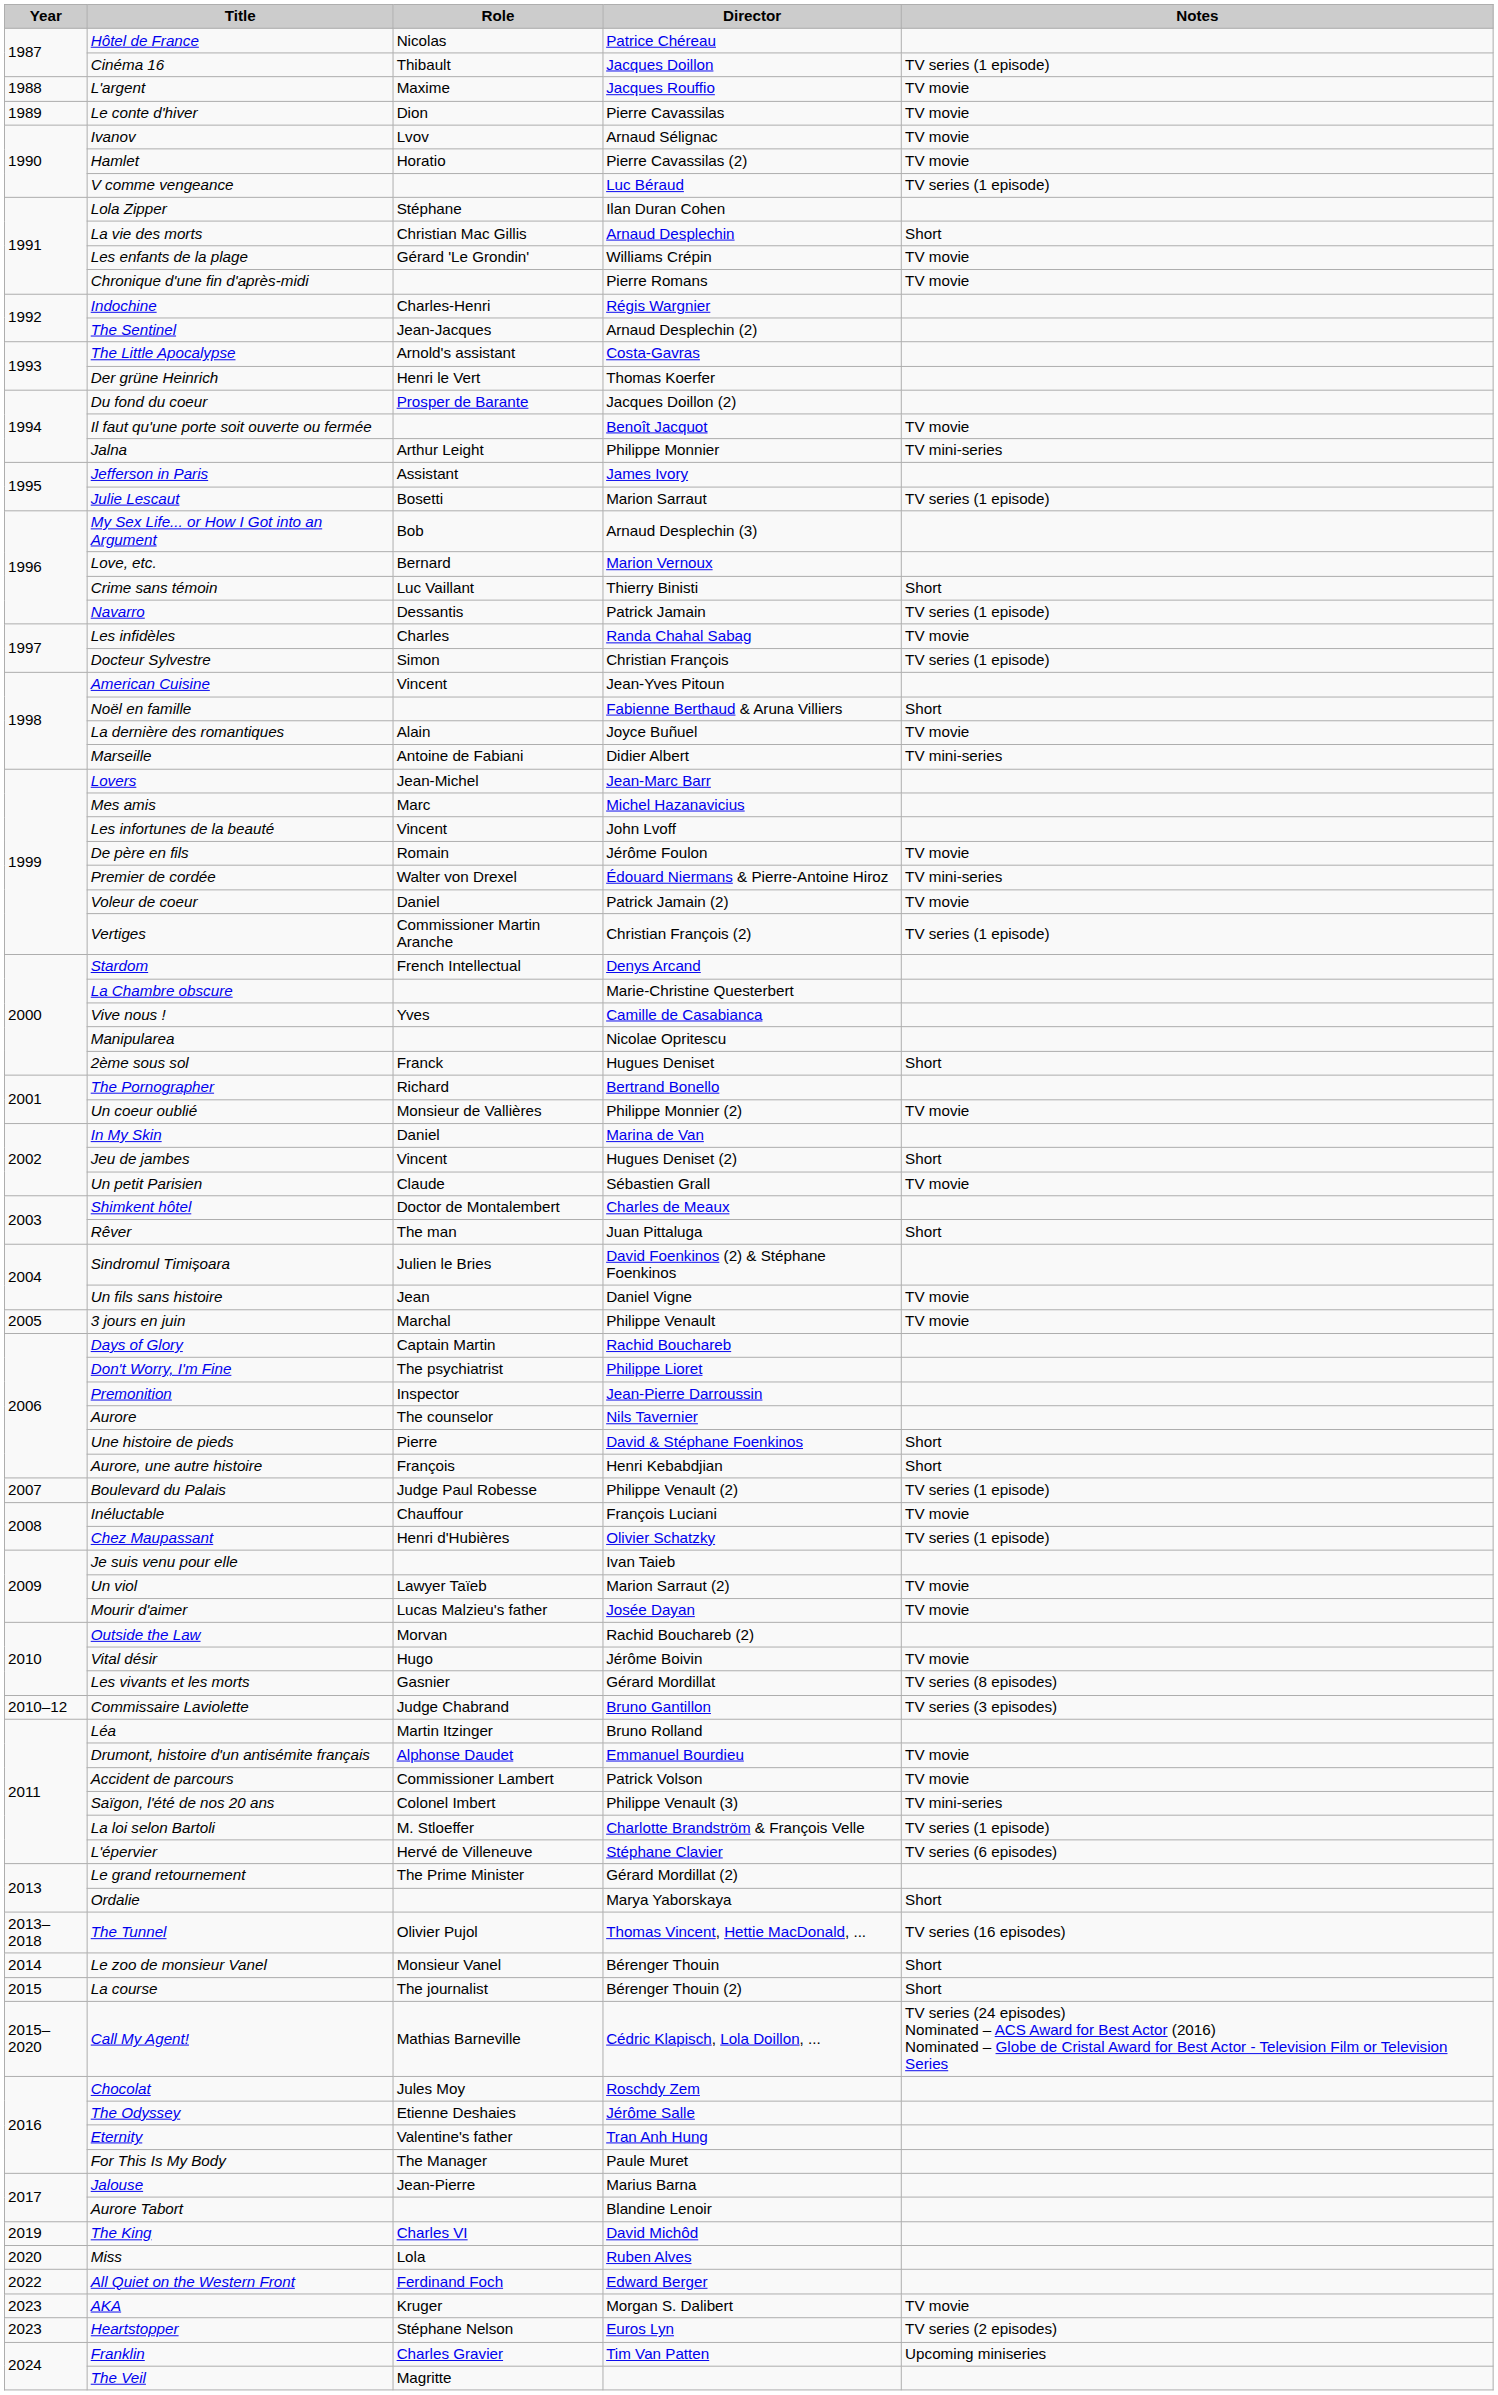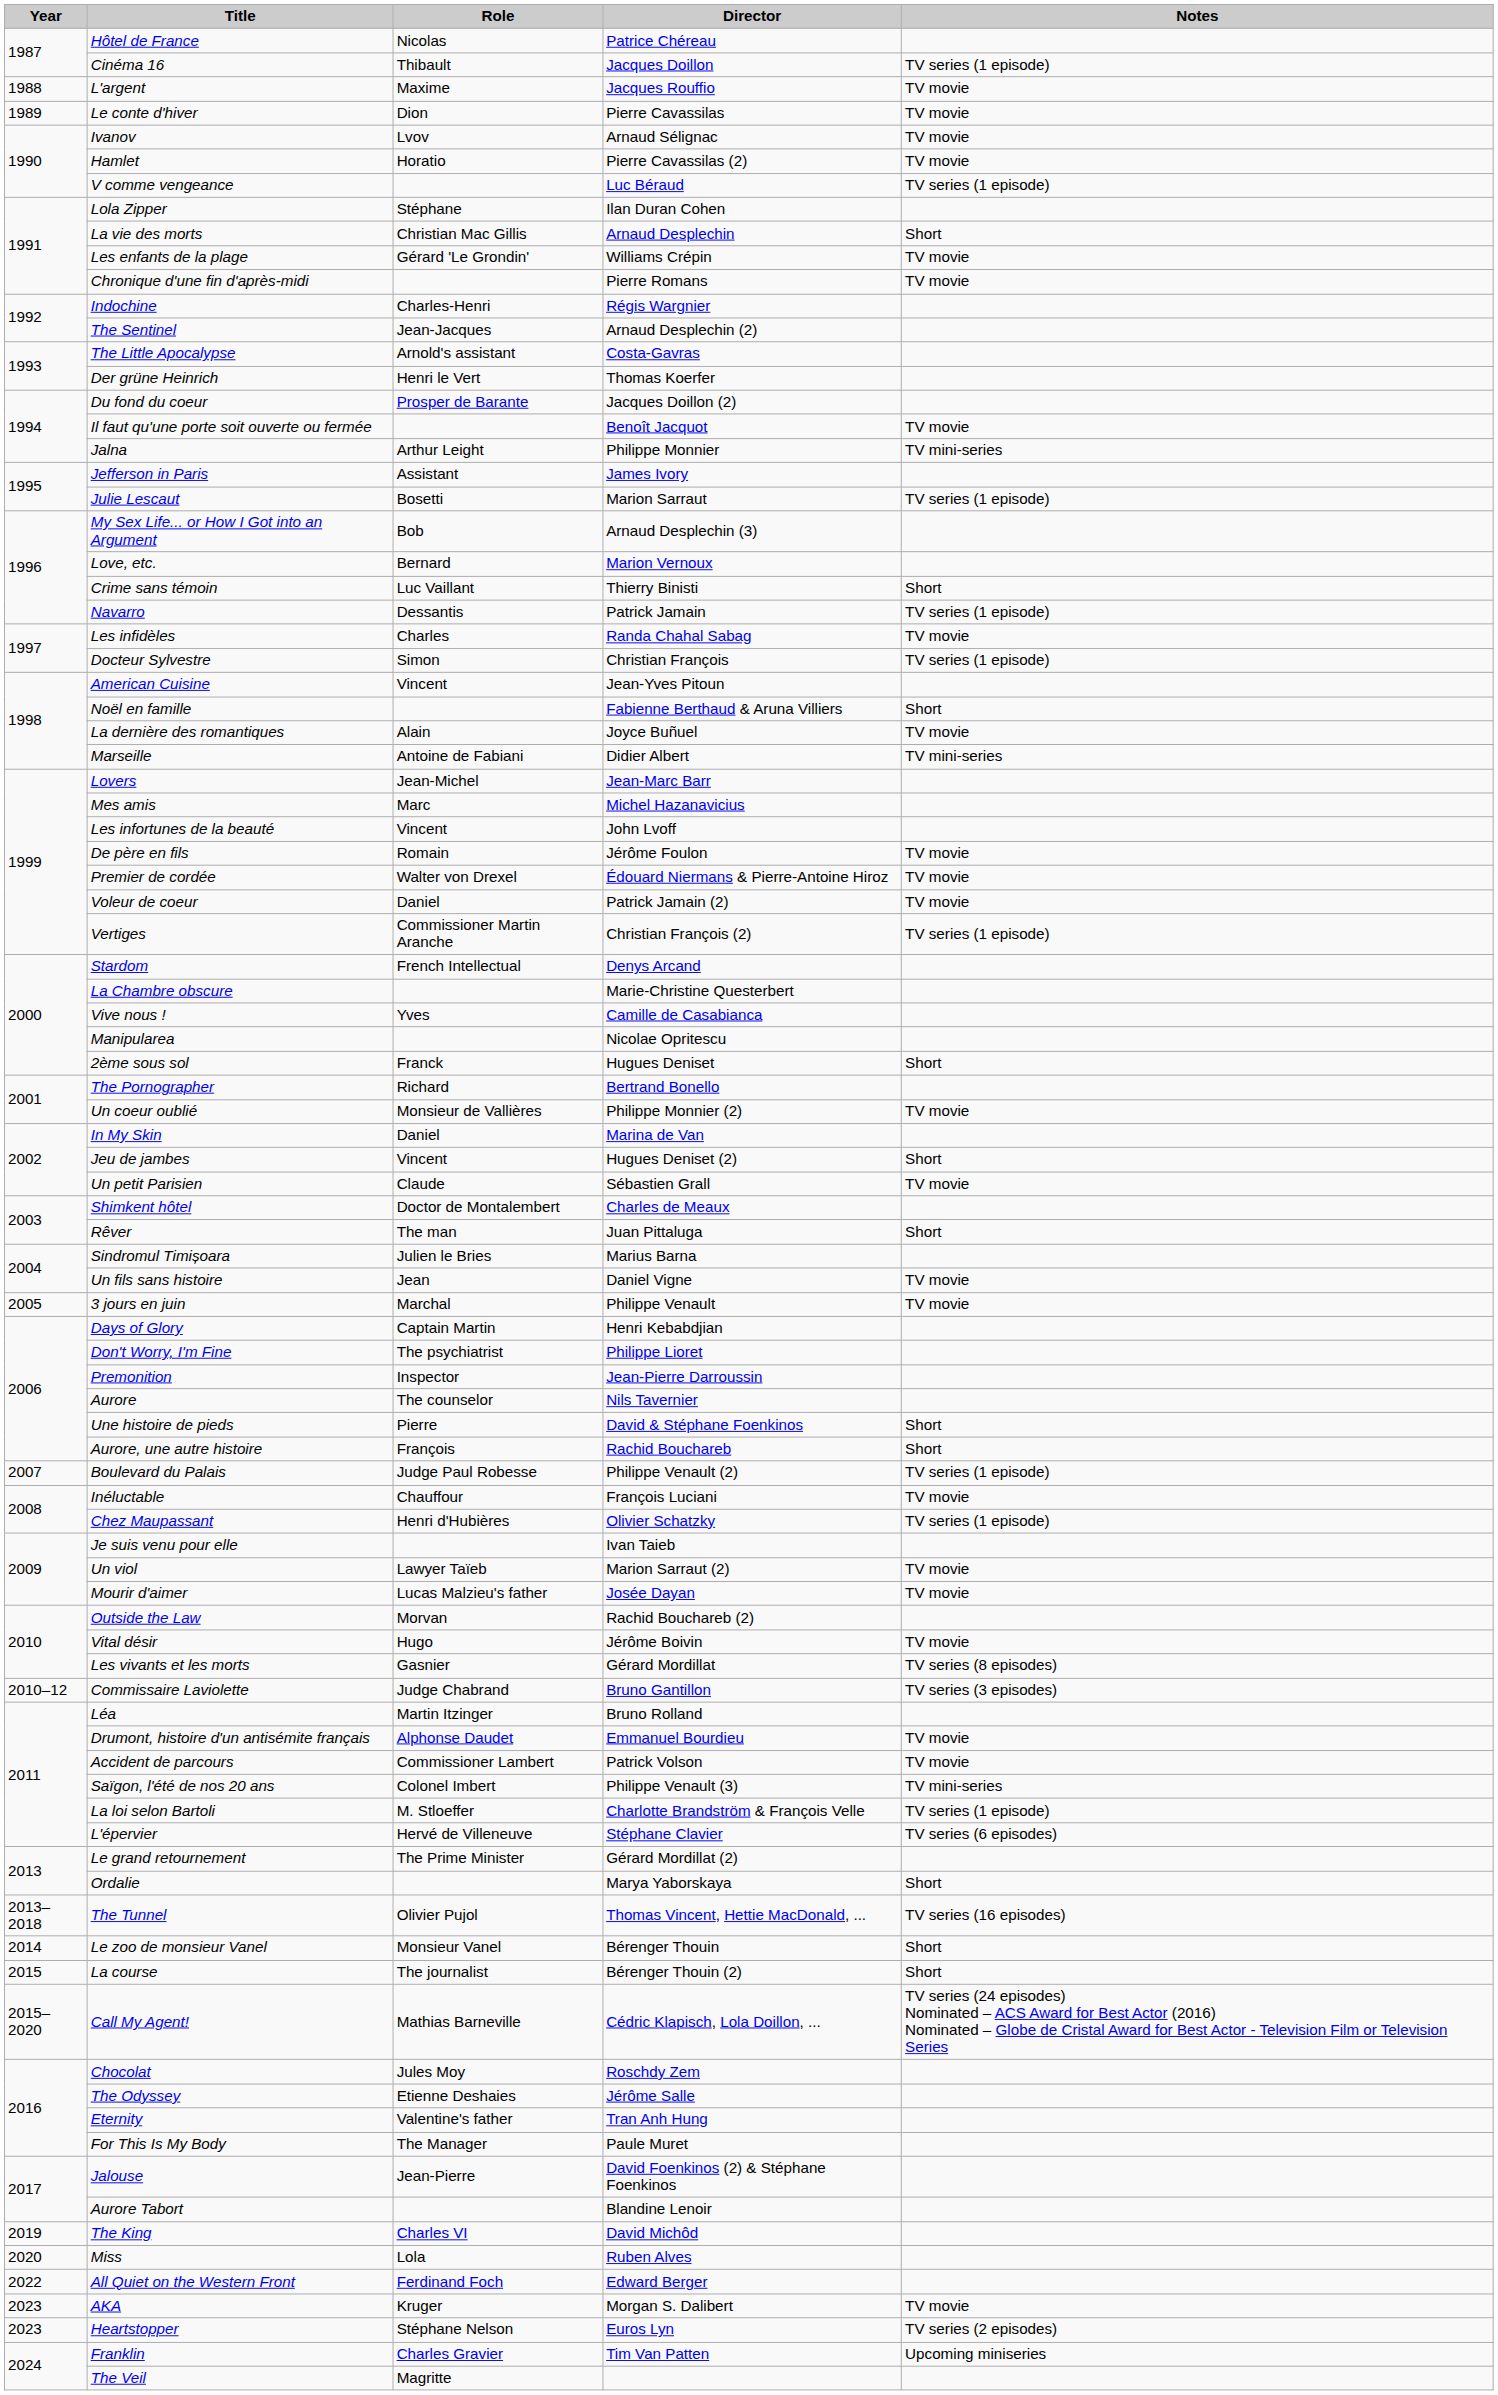(954, 877) TV mini-series -> (937, 877) TV movie
(716, 1264) David Foenkinos (2) & Stéphane Foenkinos -> (651, 1256) Marius Barna
(669, 1345) Rachid Bouchareb -> (664, 1328) Henri Kebabdjian
(664, 1466) Henri Kebabdjian -> (669, 1448) Rachid Bouchareb
(651, 2185) Marius Barna -> (716, 2176) David Foenkinos (2) & Stéphane Foenkinos
